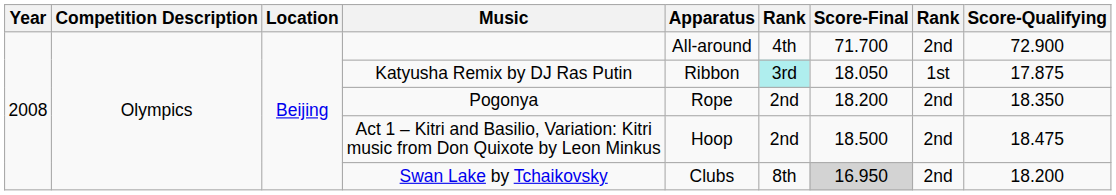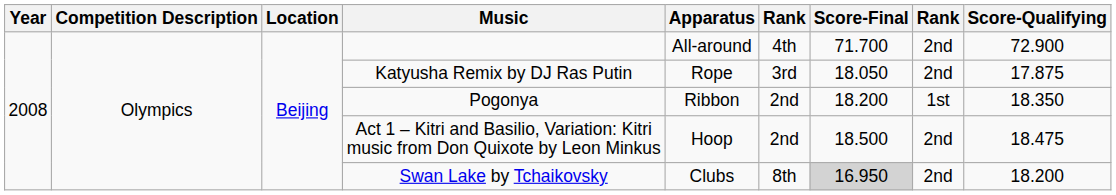(712, 73) Ribbon -> (712, 73) Rope
(784, 73) paleturquoise background -> (784, 73) no background
(938, 73) 1st -> (938, 73) 2nd
(712, 101) Rope -> (712, 101) Ribbon
(938, 101) 2nd -> (938, 101) 1st
